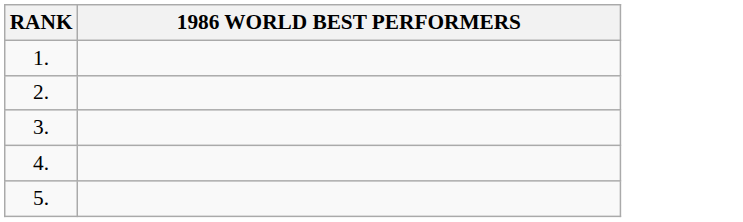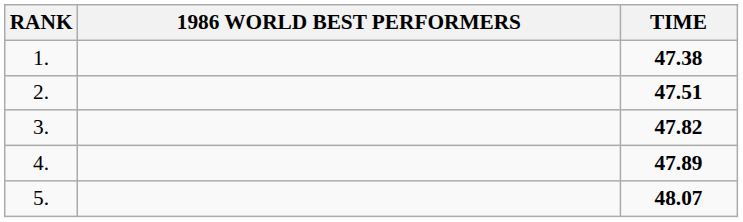+ column: (678, 22)
